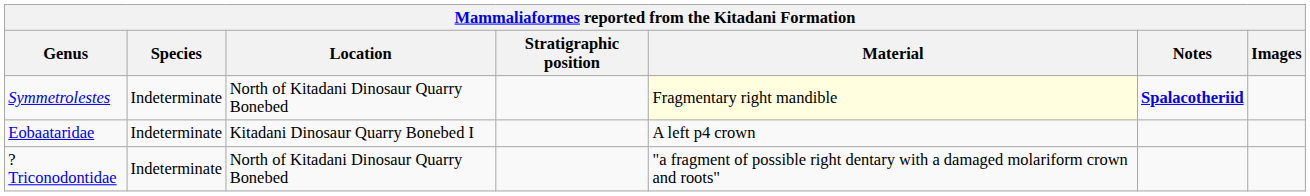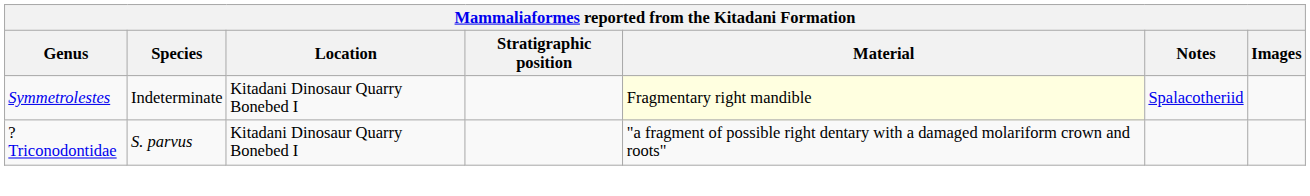(346, 97) North of Kitadani Dinosaur Quarry Bonebed -> (316, 97) Kitadani Dinosaur Quarry Bonebed I
(1192, 97) bold -> (1196, 97) normal
- row: (51, 133)
(176, 168) Indeterminate -> (162, 142) S. parvus
(346, 168) North of Kitadani Dinosaur Quarry Bonebed -> (316, 142) Kitadani Dinosaur Quarry Bonebed I
